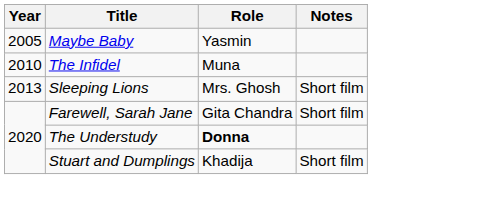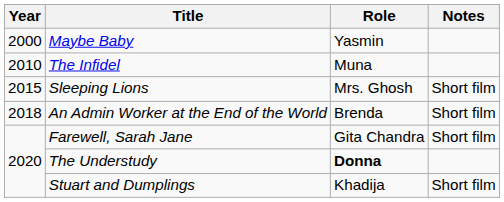(25, 40) 2005 -> (25, 40) 2000
(25, 88) 2013 -> (25, 88) 2015
+ row: (188, 112)
